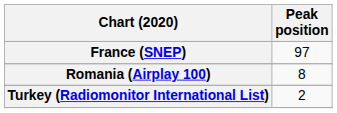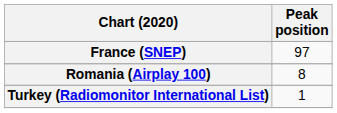(302, 96) 2 -> (302, 96) 1
